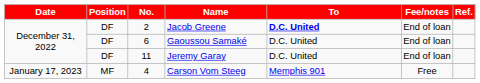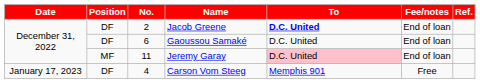(107, 56) DF -> (107, 56) MF
(293, 56) no background -> (293, 56) pink background
(107, 71) MF -> (107, 71) DF
